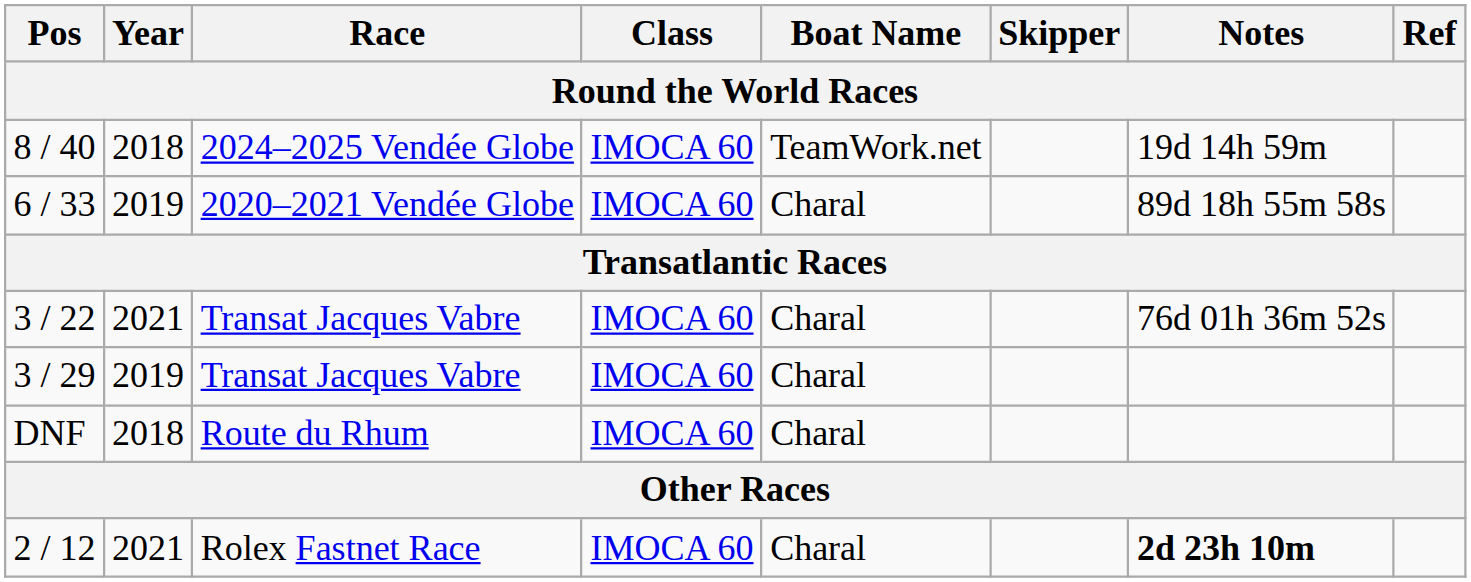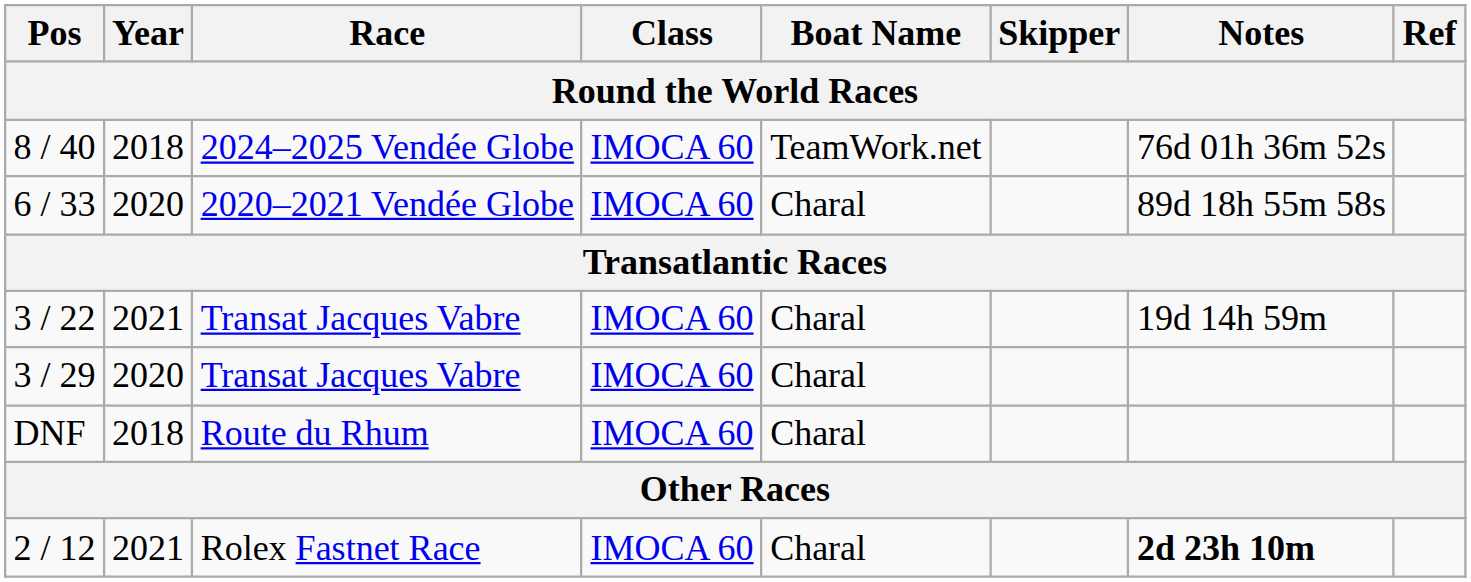(1232, 147) 19d 14h 59m -> (1261, 147) 76d 01h 36m 52s
(148, 204) 2019 -> (148, 204) 2020
(1261, 318) 76d 01h 36m 52s -> (1232, 318) 19d 14h 59m
(148, 375) 2019 -> (148, 375) 2020
